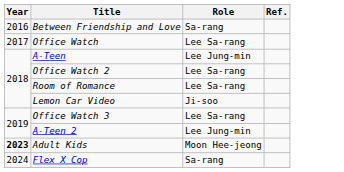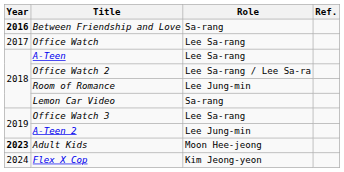(17, 27) normal -> (17, 27) bold
(218, 56) Lee Jung-min -> (215, 56) Lee Sa-rang
(215, 71) Lee Sa-rang -> (248, 71) Lee Sa-rang / Lee Sa-ra
(215, 86) Lee Sa-rang -> (218, 86) Lee Jung-min
(201, 101) Ji-soo -> (204, 101) Sa-rang
(204, 160) Sa-rang -> (223, 160) Kim Jeong-yeon
